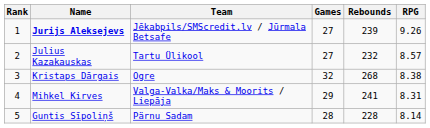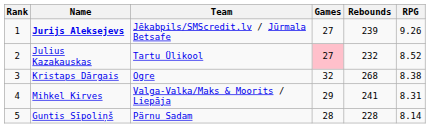(328, 56) no background -> (328, 56) pink background
(411, 56) 8.57 -> (411, 56) 8.52
